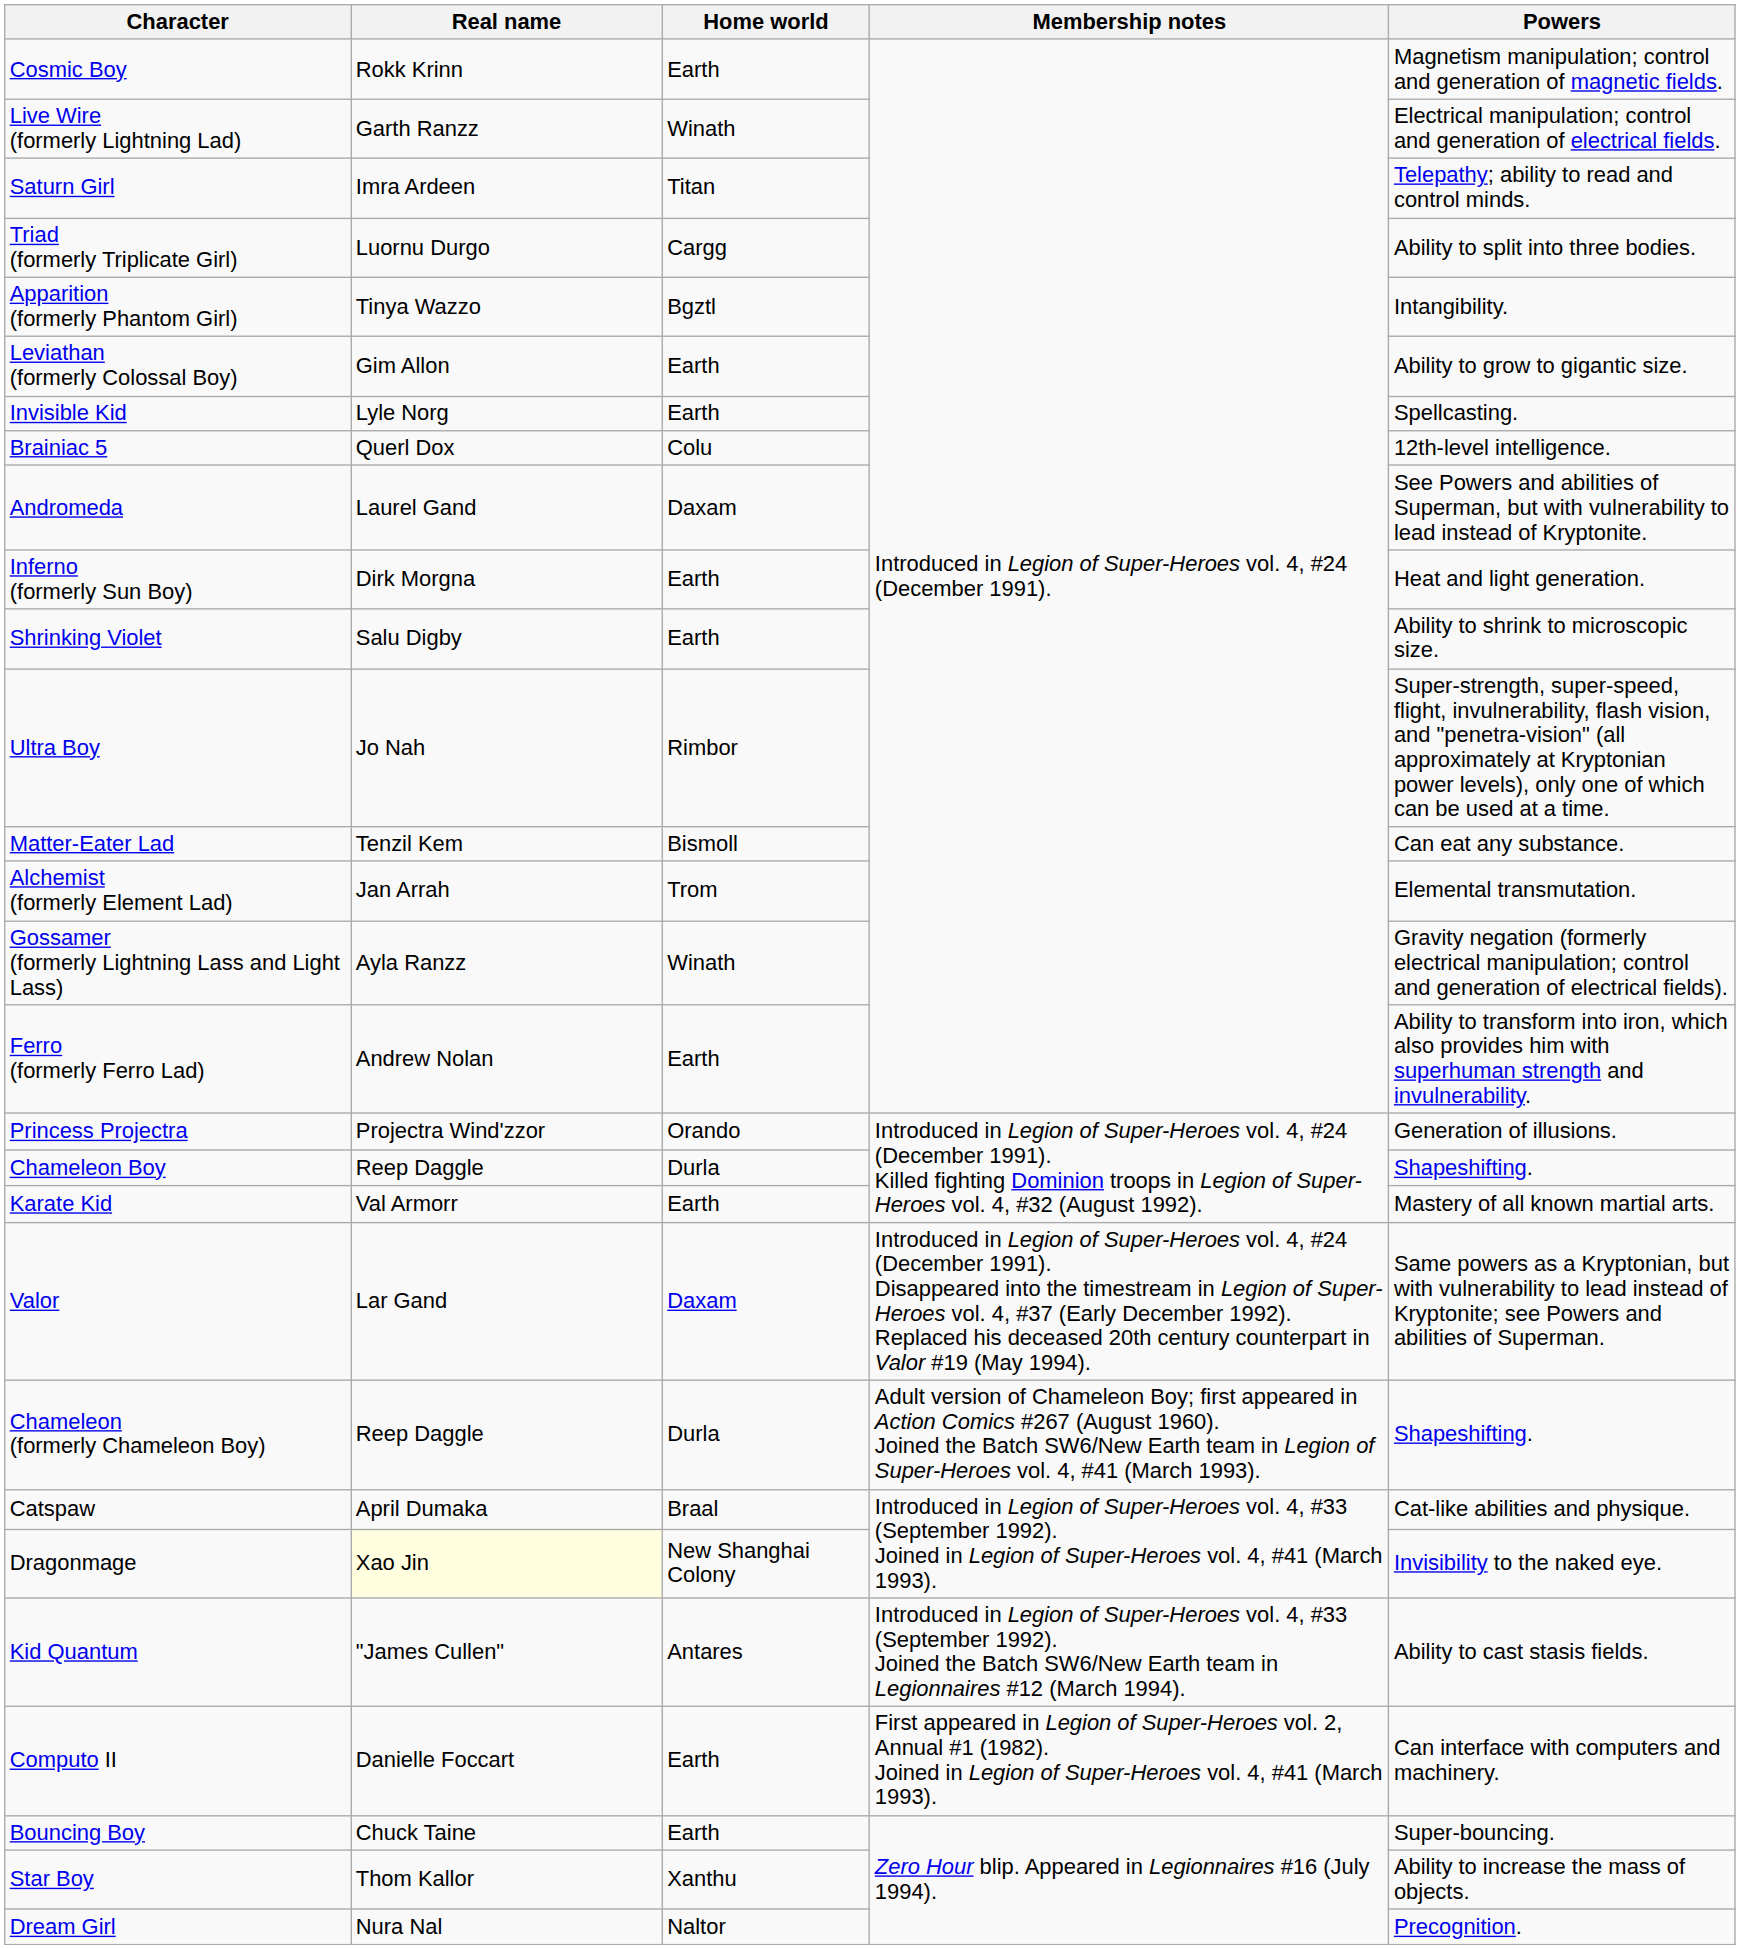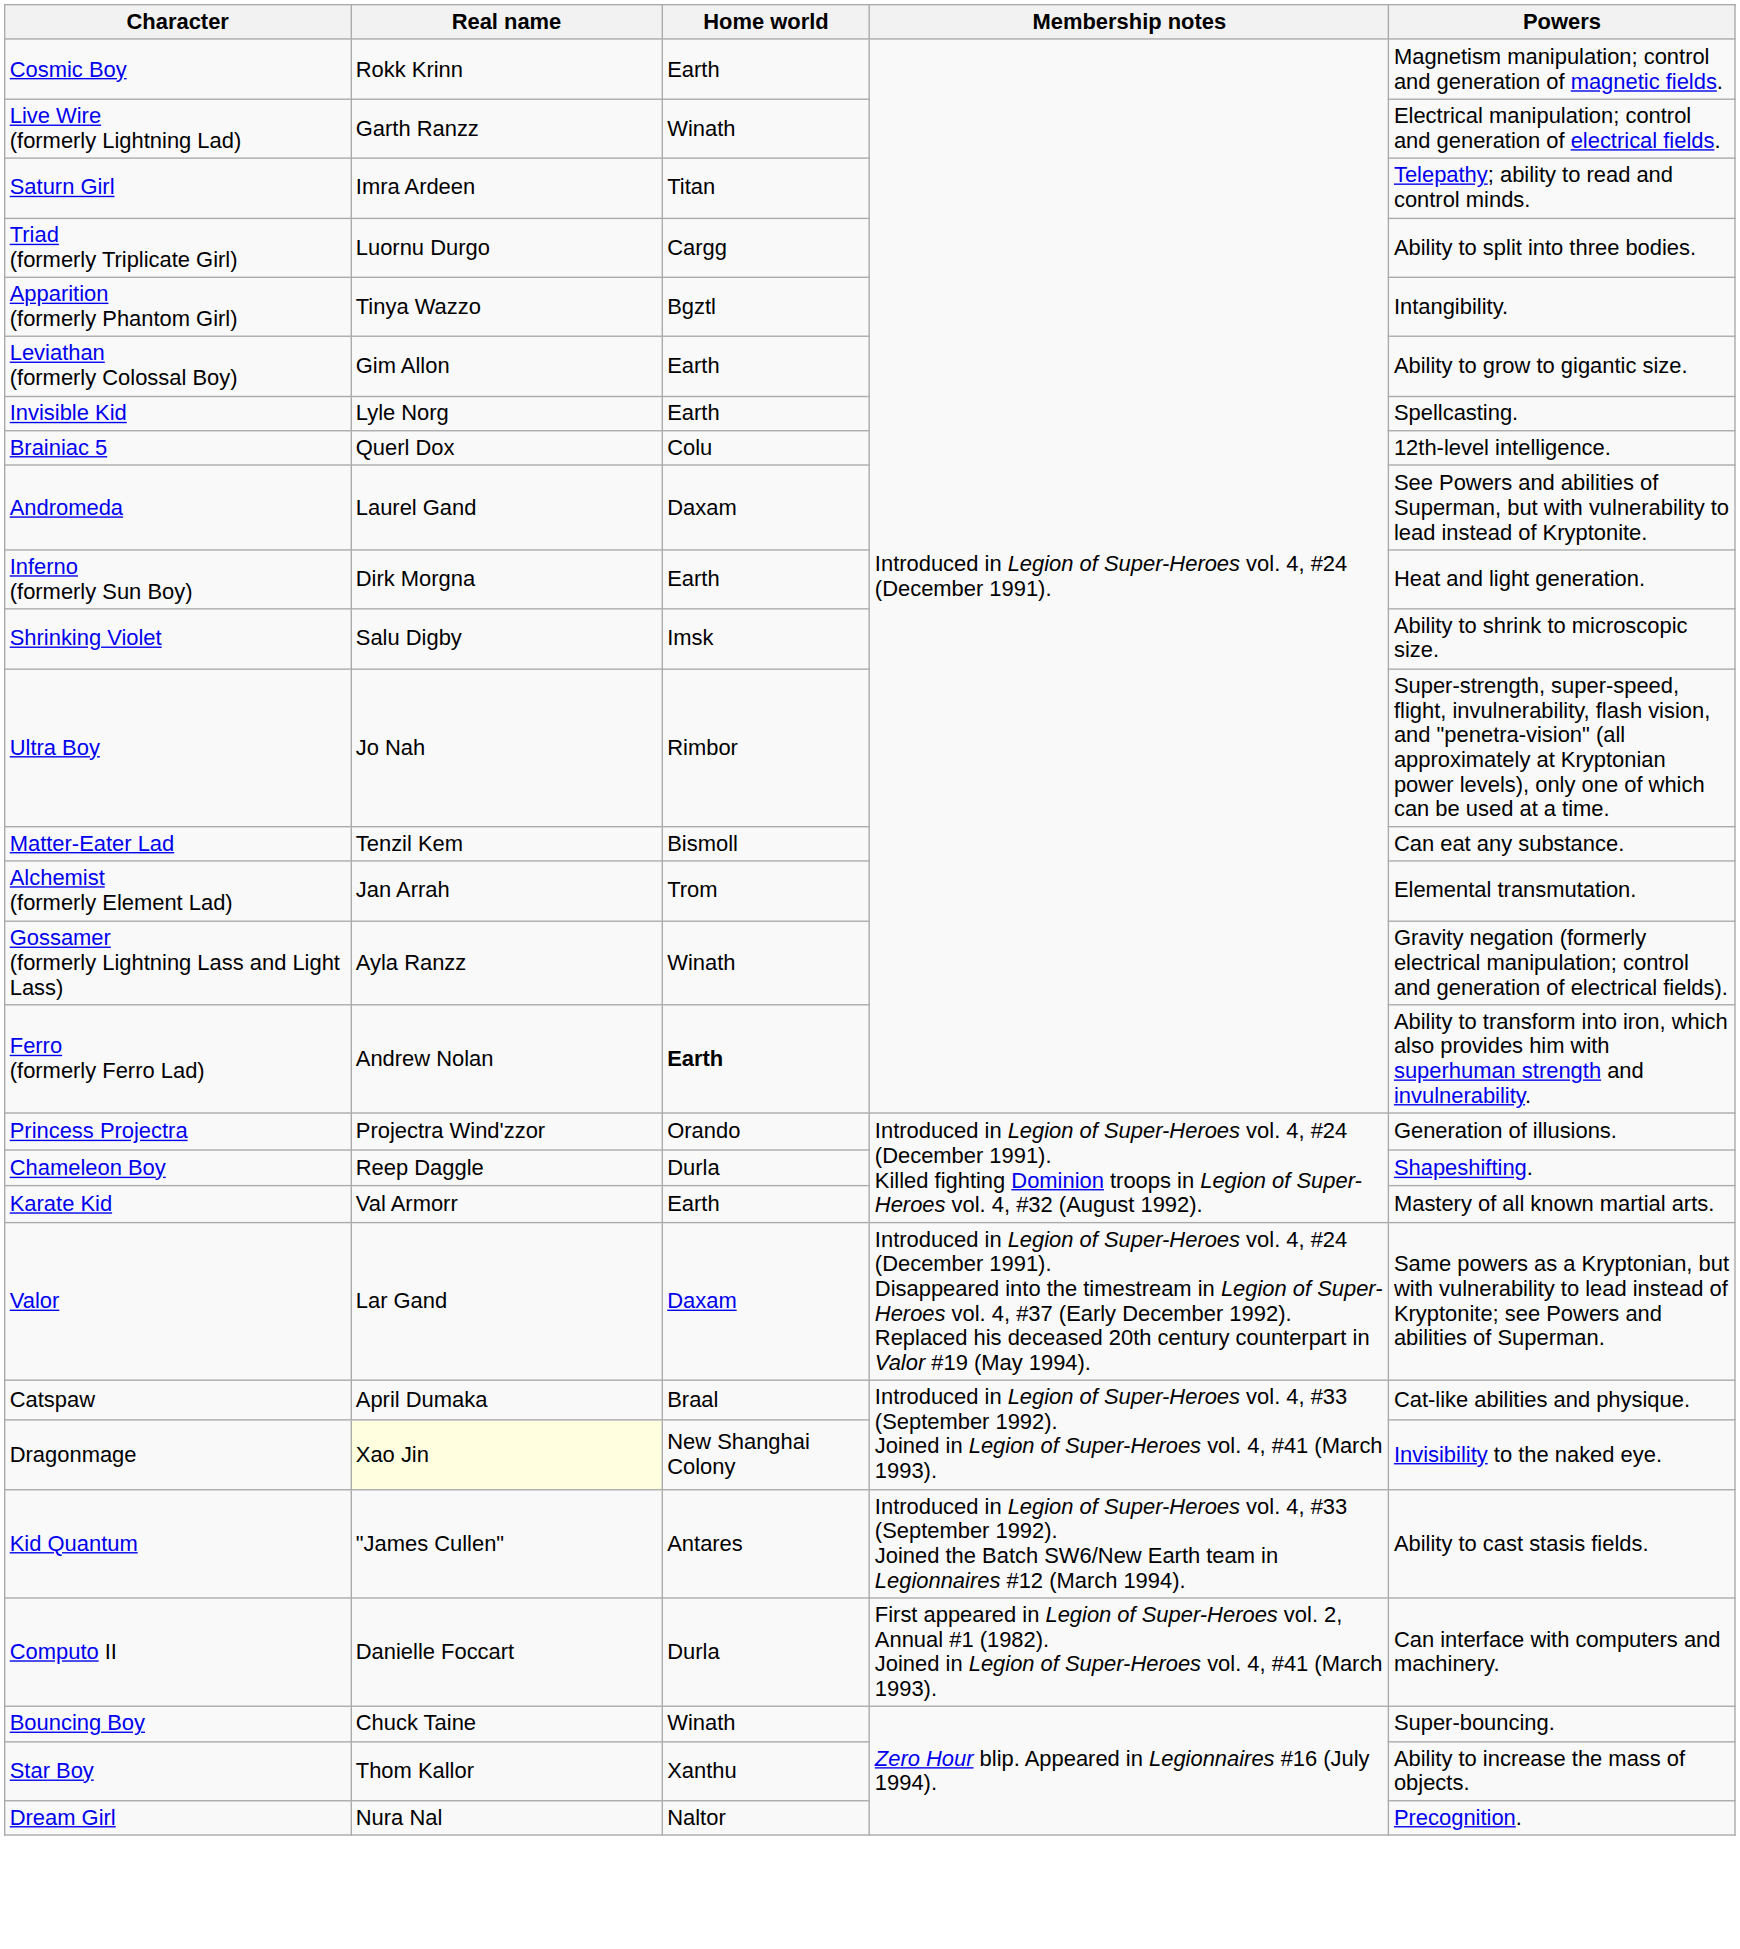(693, 638) Earth -> (690, 638) Imsk
(693, 1058) normal -> (695, 1058) bold
- row: (138, 1434)
(693, 1760) Earth -> (693, 1652) Durla
(693, 1832) Earth -> (701, 1723) Winath
